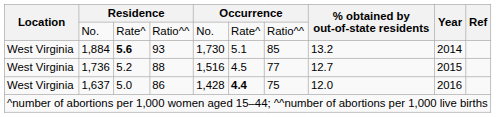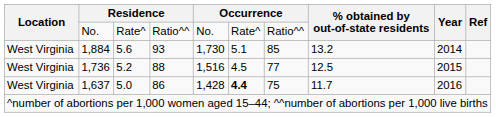(124, 49) bold -> (124, 49) normal
(322, 67) 12.7 -> (322, 67) 12.5
(322, 85) 12.0 -> (322, 85) 11.7
